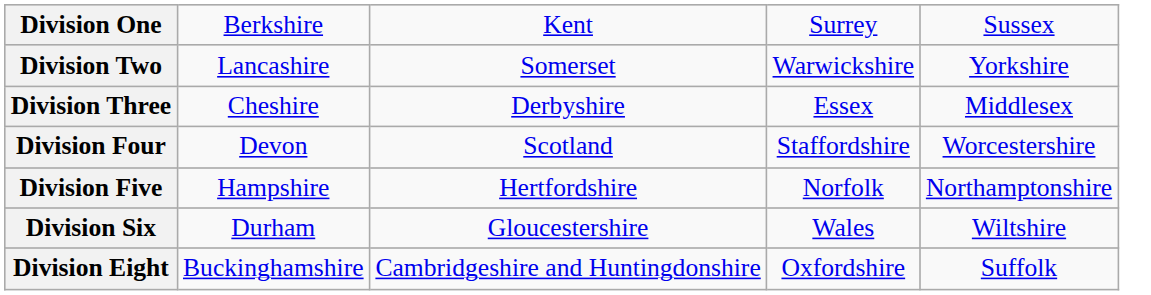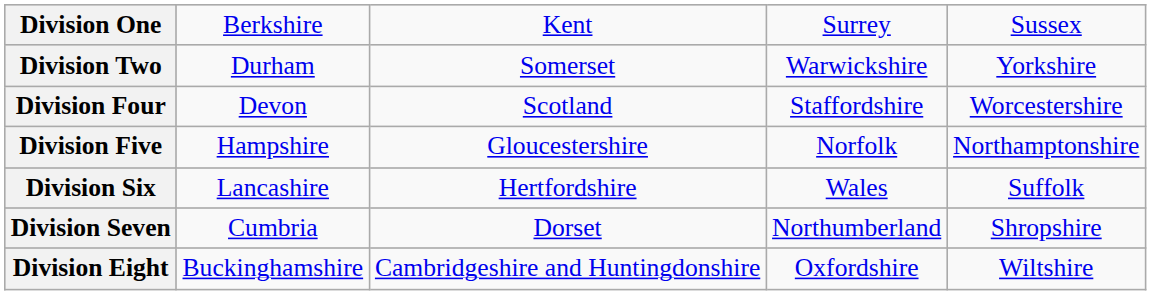(273, 65) Lancashire -> (273, 65) Durham
- row: (91, 106)
(568, 187) Hertfordshire -> (568, 146) Gloucestershire
(273, 227) Durham -> (273, 187) Lancashire
(568, 227) Gloucestershire -> (568, 187) Hertfordshire
(1019, 227) Wiltshire -> (1046, 187) Suffolk
+ row: (91, 227)
(1019, 268) Suffolk -> (1046, 268) Wiltshire
